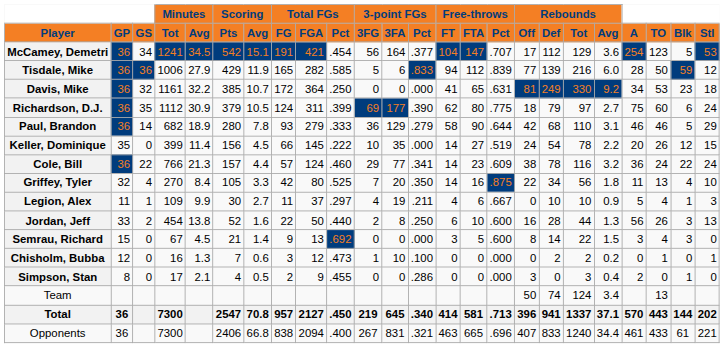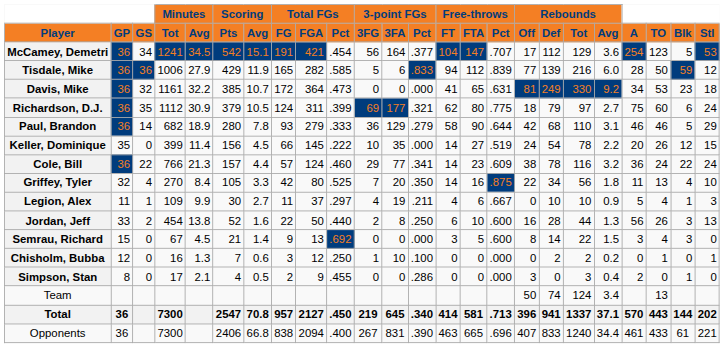(340, 89) .250 -> (340, 89) .473
(422, 107) .390 -> (422, 107) .321
(340, 258) .473 -> (340, 258) .250
(422, 333) .321 -> (422, 333) .390
